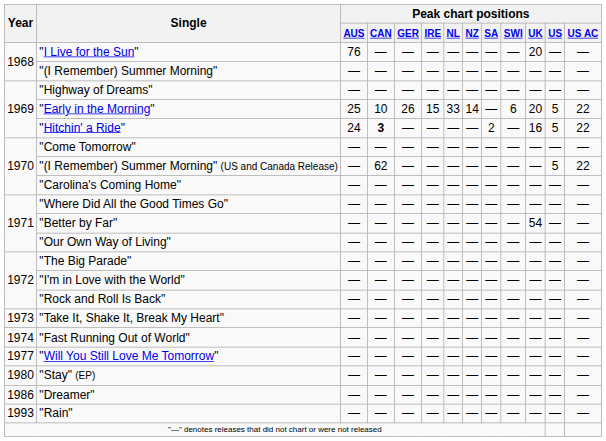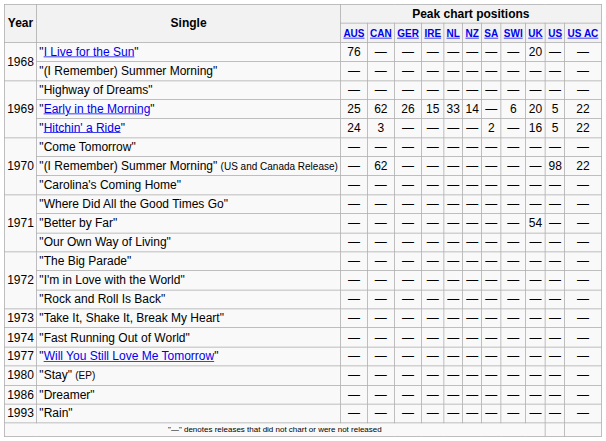(381, 109) 10 -> (381, 109) 62
(381, 128) bold -> (381, 128) normal
(555, 166) 5 -> (555, 166) 98
